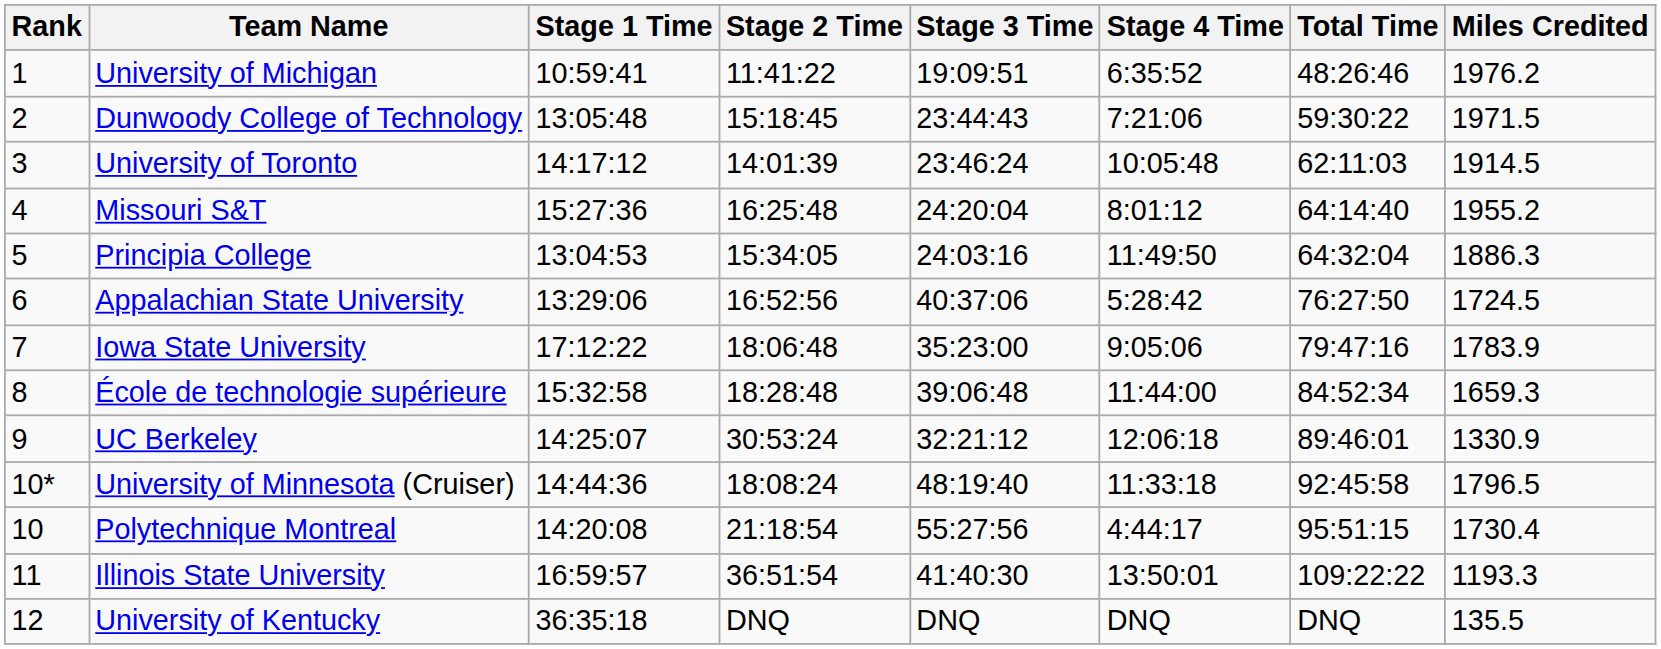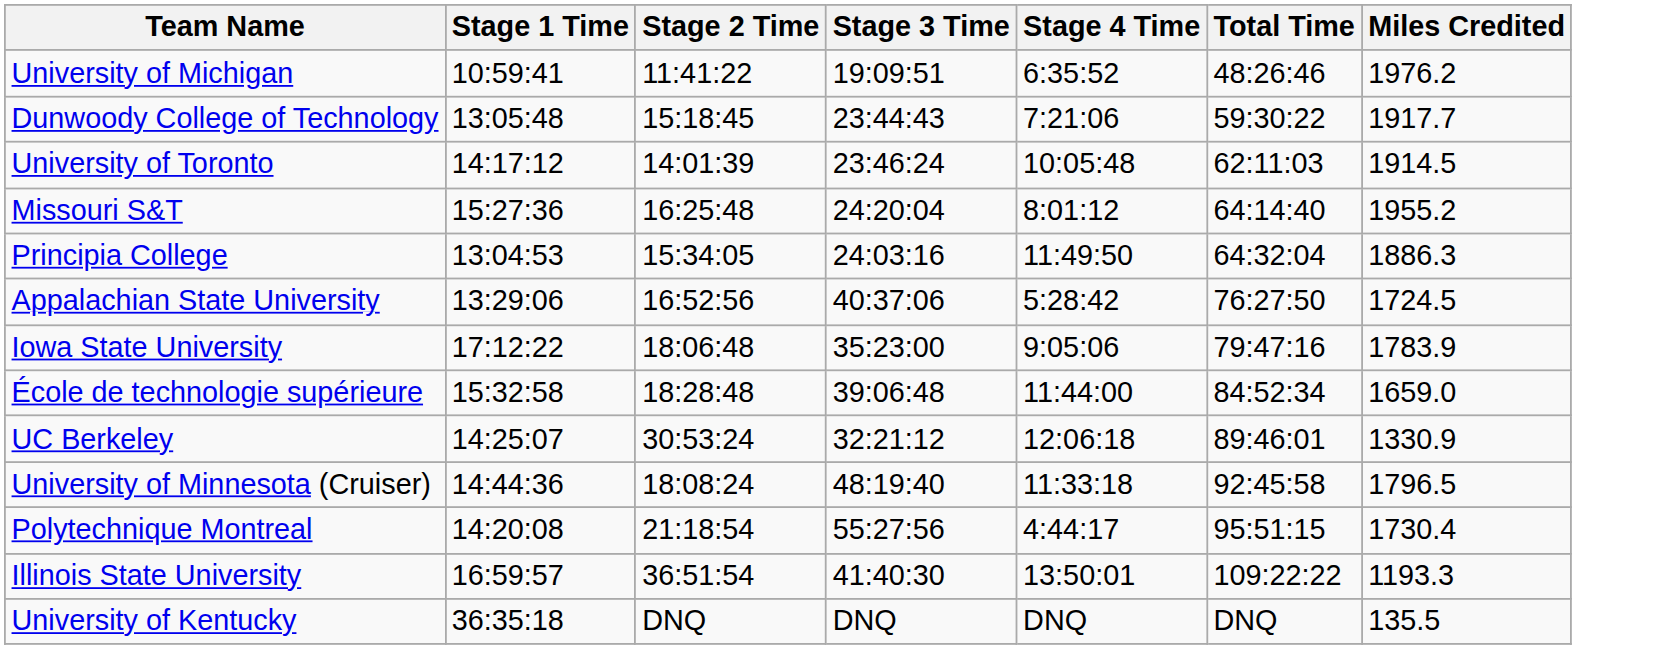- column: (47, 27)
(1496, 118) 1971.5 -> (1412, 118) 1917.7
(1496, 392) 1659.3 -> (1412, 392) 1659.0
